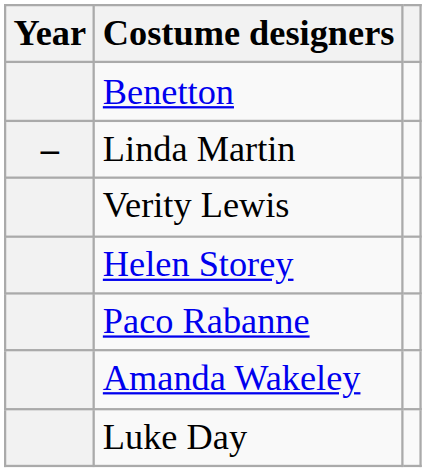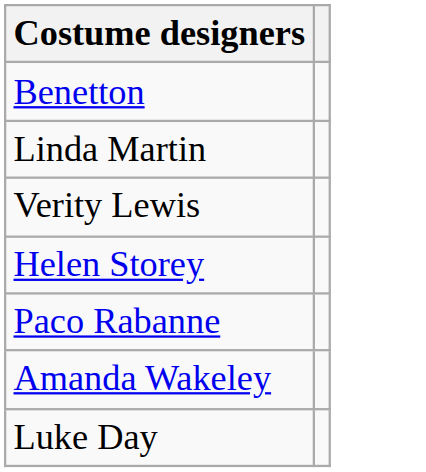- column: (50, 33)
